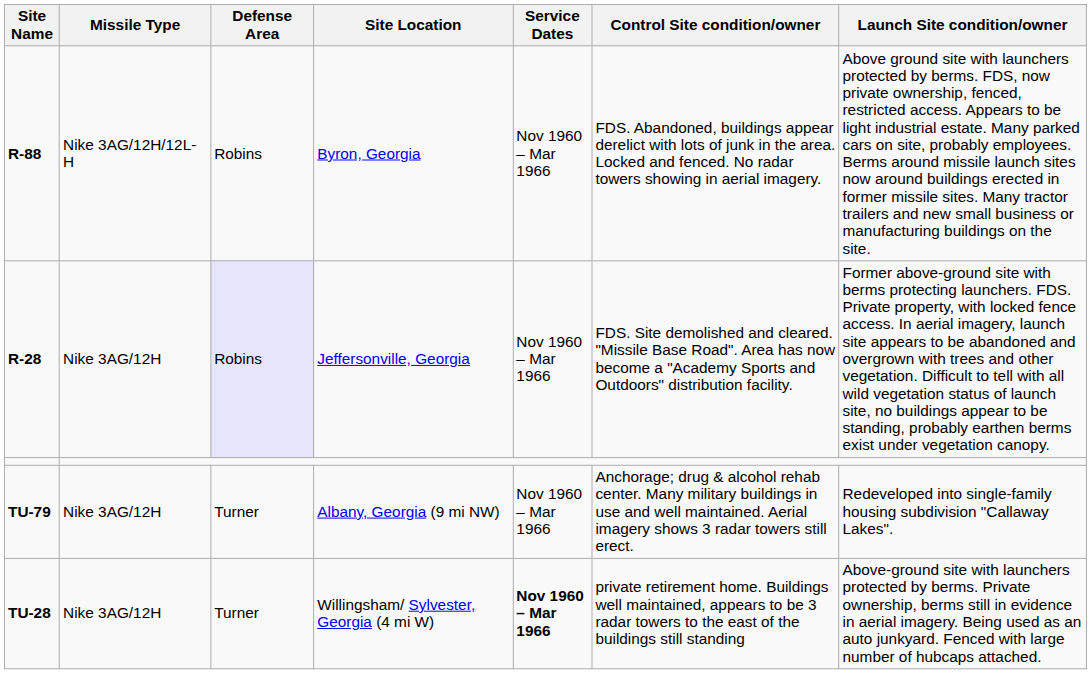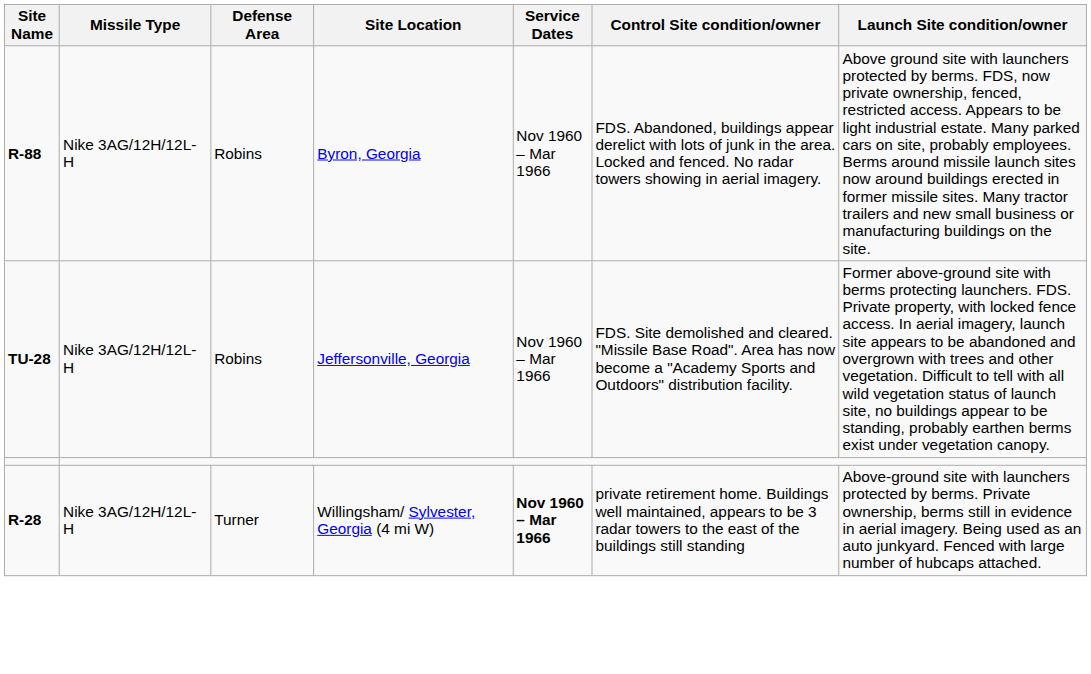(25, 359) R-28 -> (29, 359) TU-28
(112, 359) Nike 3AG/12H -> (130, 359) Nike 3AG/12H/12L-H
(238, 359) lavender background -> (238, 359) no background
- row: (408, 511)
(29, 613) TU-28 -> (25, 520) R-28
(112, 613) Nike 3AG/12H -> (130, 520) Nike 3AG/12H/12L-H
